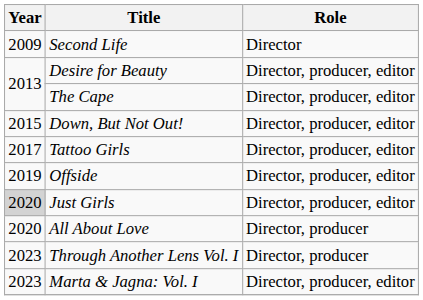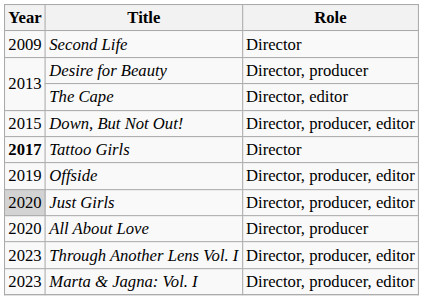(330, 70) Director, producer, editor -> (307, 70) Director, producer
(330, 96) Director, producer, editor -> (297, 96) Director, editor
(25, 149) normal -> (25, 149) bold
(330, 149) Director, producer, editor -> (274, 149) Director
(307, 255) Director, producer -> (330, 255) Director, producer, editor
